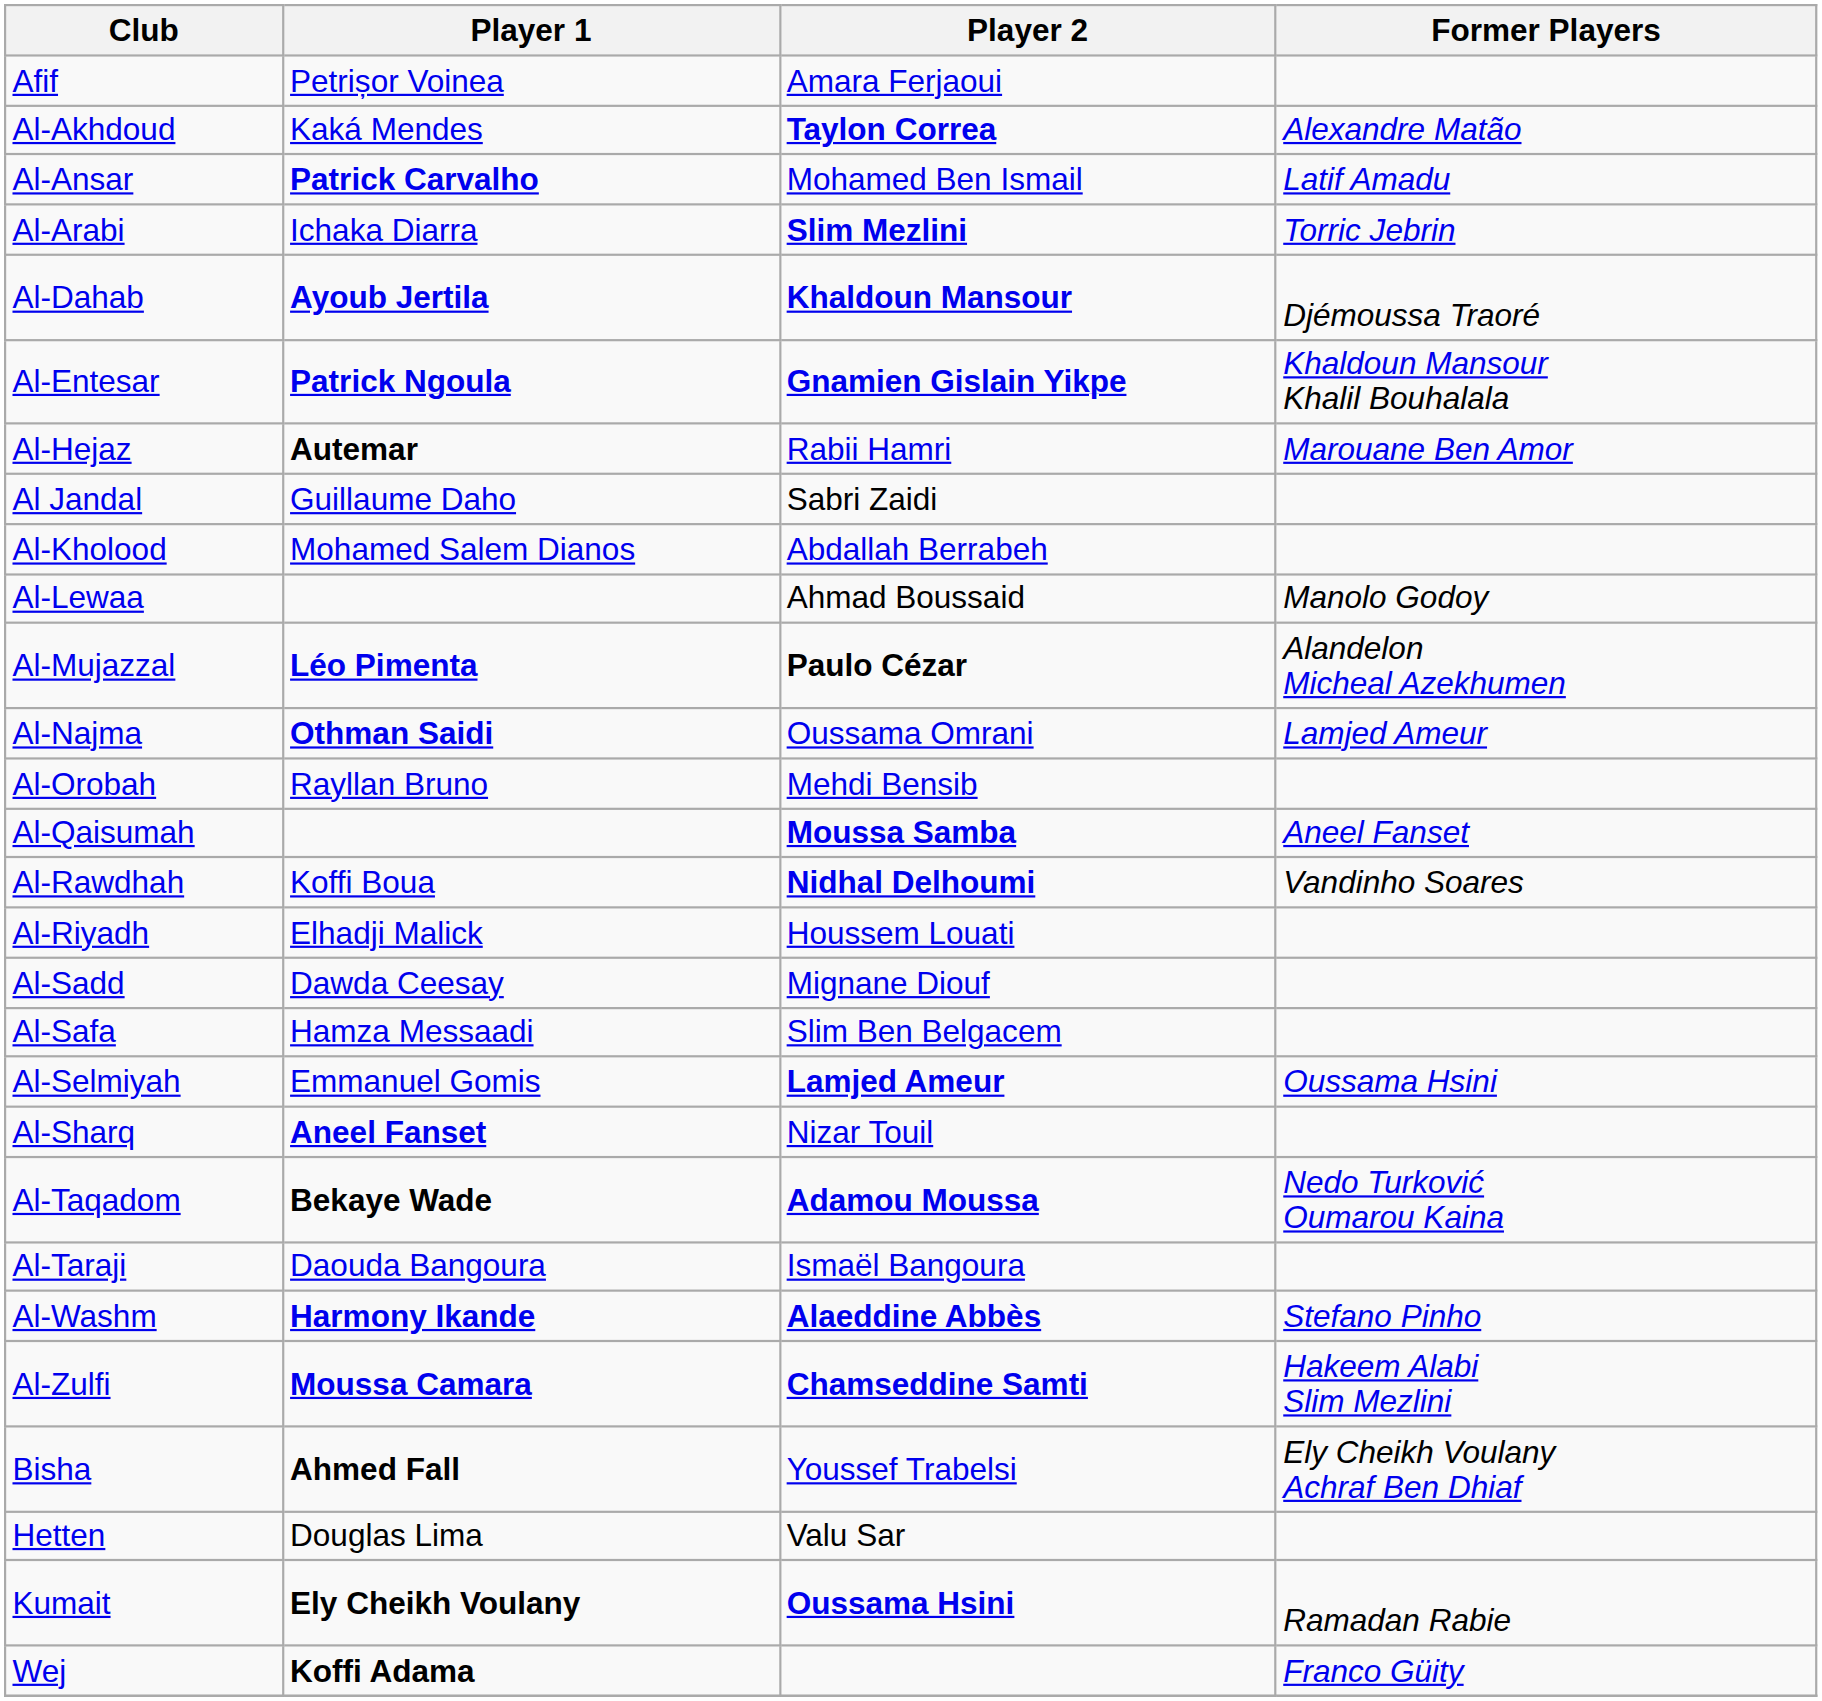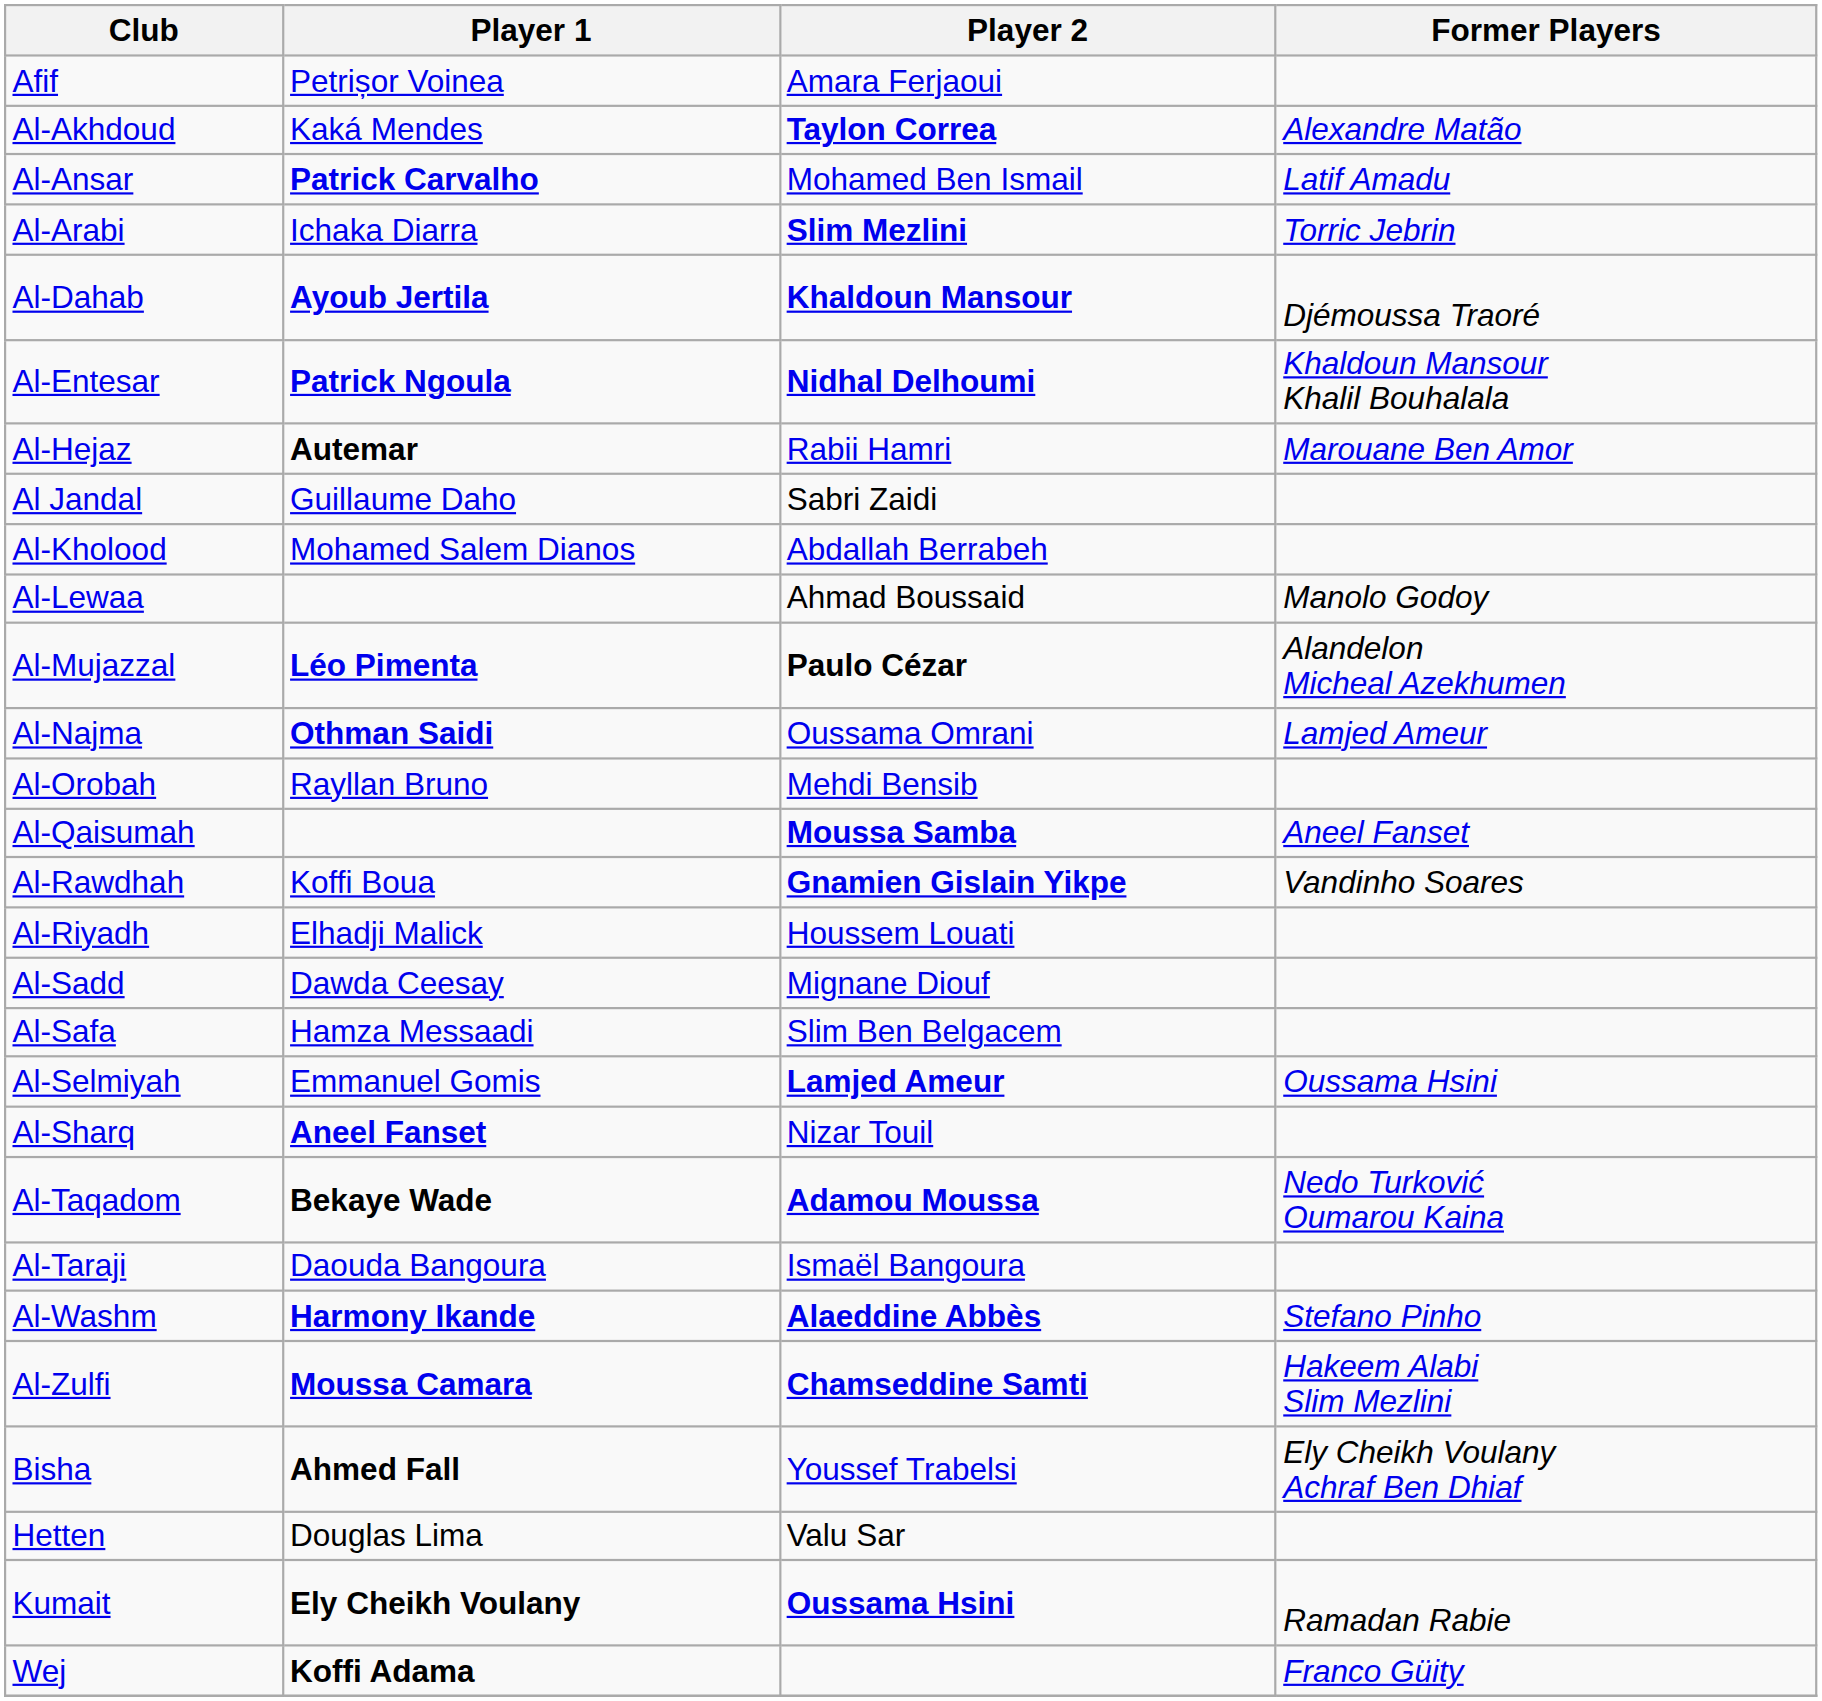(957, 382) Gnamien Gislain Yikpe -> (911, 382) Nidhal Delhoumi
(911, 883) Nidhal Delhoumi -> (957, 883) Gnamien Gislain Yikpe
